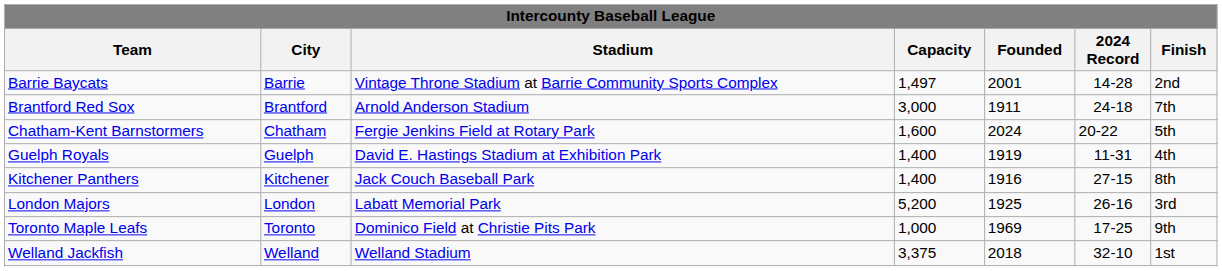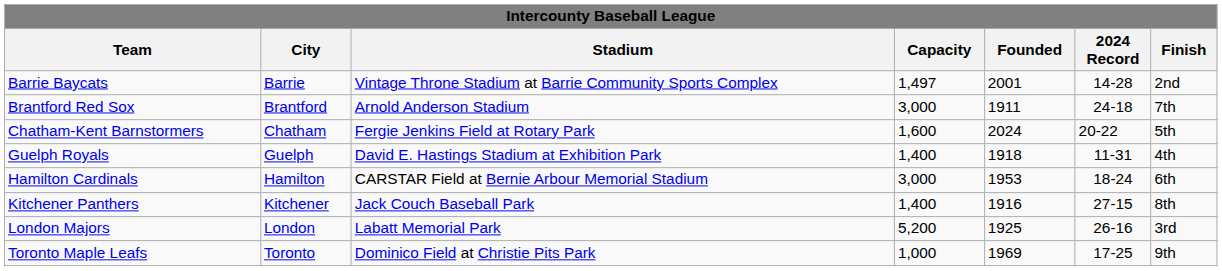(1005, 155) 1919 -> (1005, 155) 1918
+ row: (73, 180)
- row: (66, 253)
